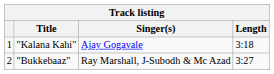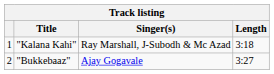(112, 45) Ajay Gogavale -> (156, 45) Ray Marshall, J-Subodh & Mc Azad
(156, 61) Ray Marshall, J-Subodh & Mc Azad -> (112, 61) Ajay Gogavale
